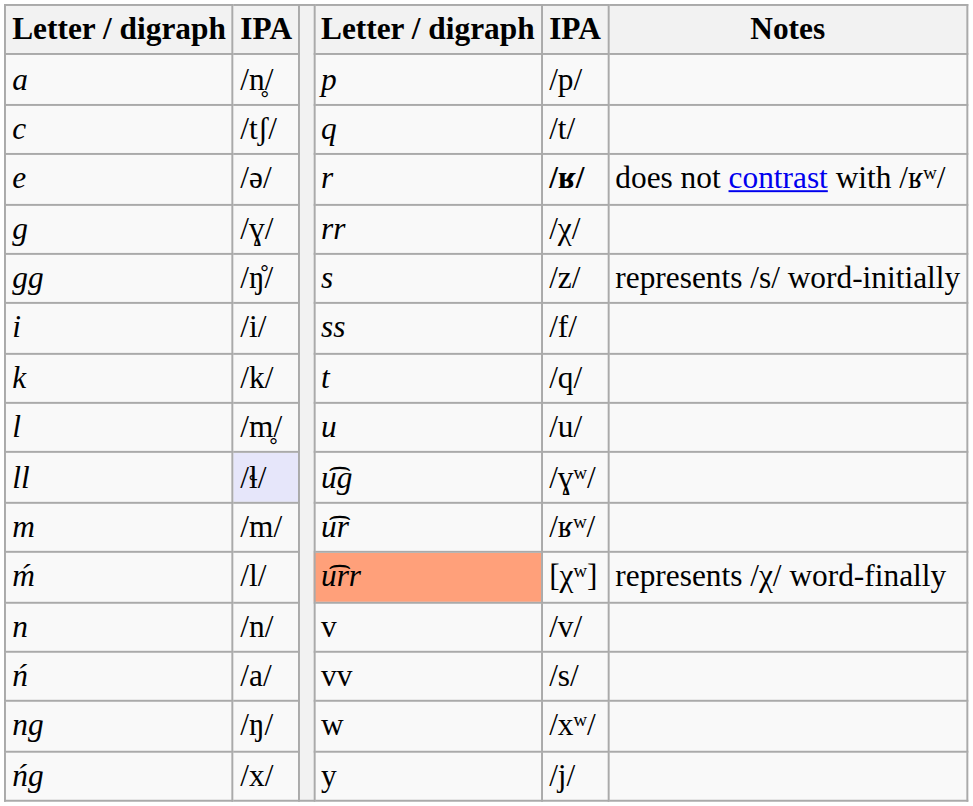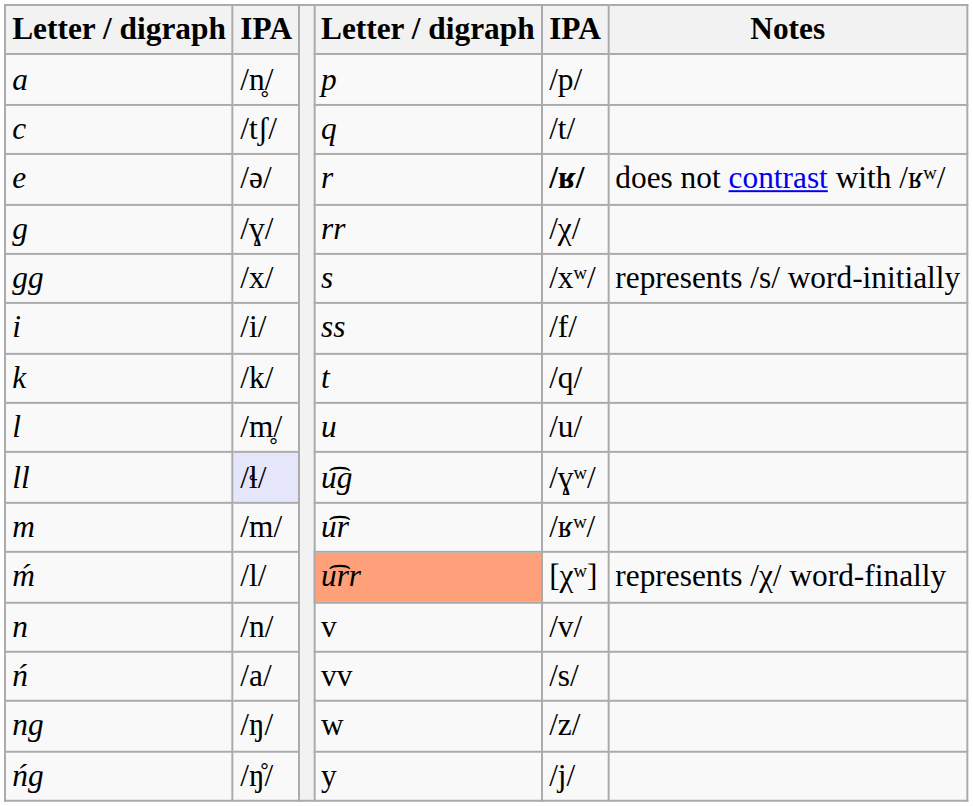(257, 278) /ŋ̊/ -> (257, 278) /x/
(565, 278) /z/ -> (572, 278) /xʷ/
(572, 725) /xʷ/ -> (565, 725) /z/
(257, 775) /x/ -> (257, 775) /ŋ̊/
